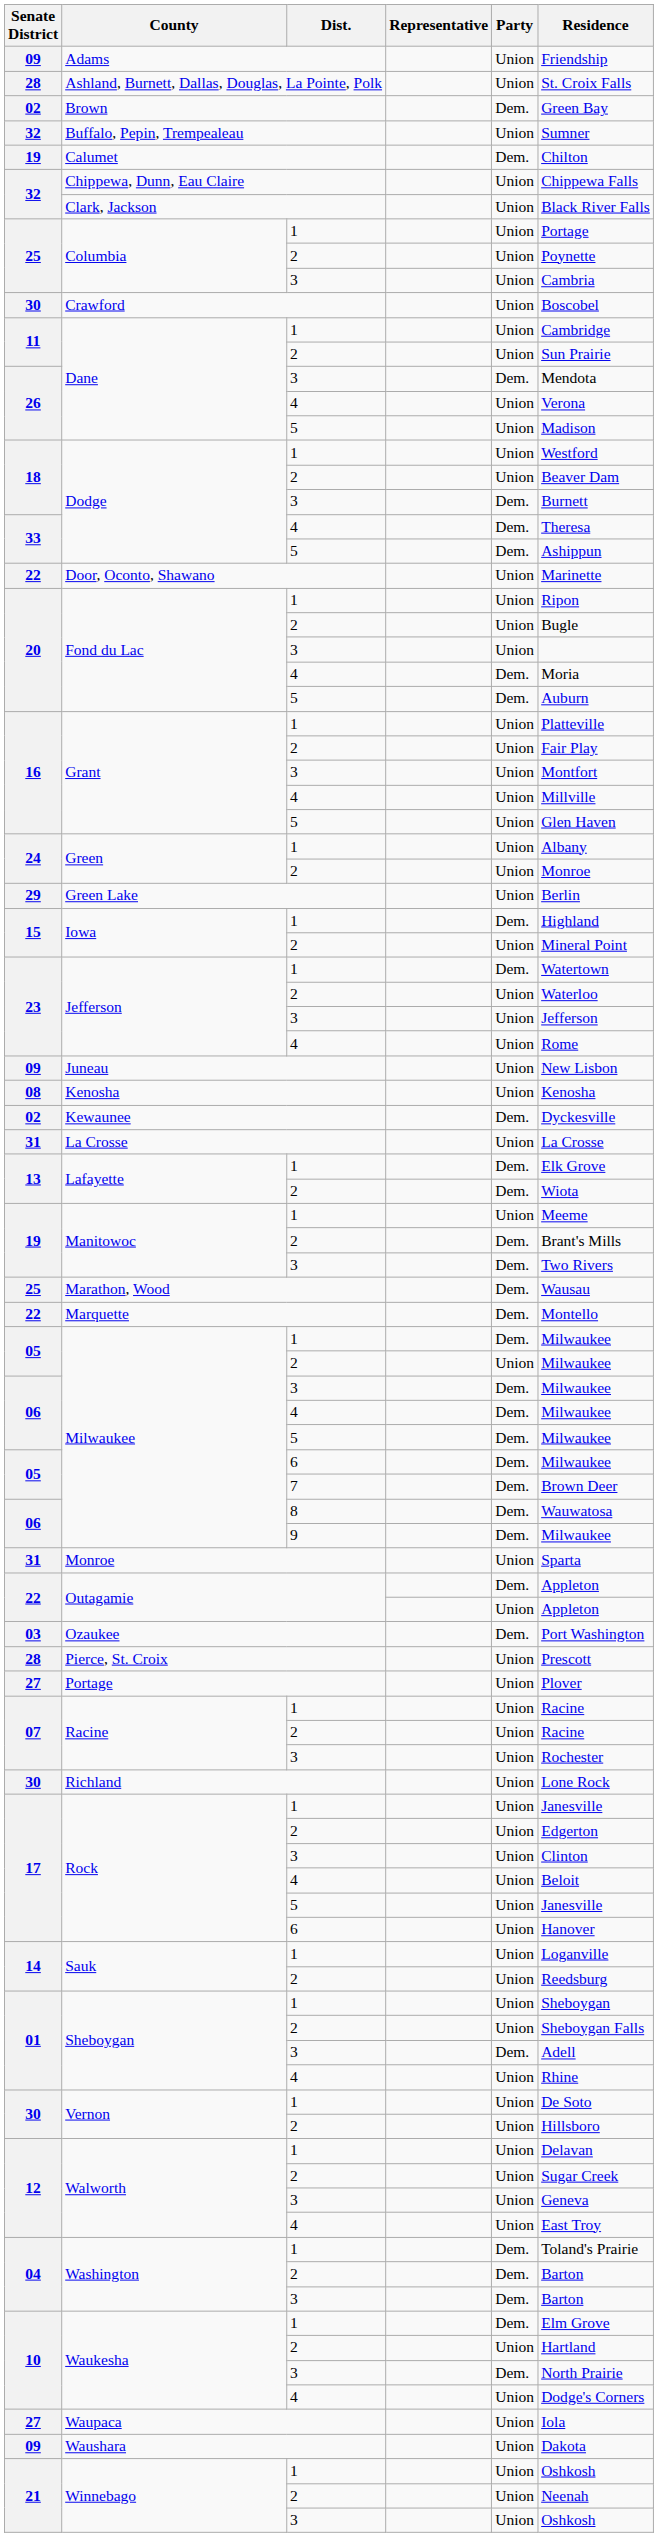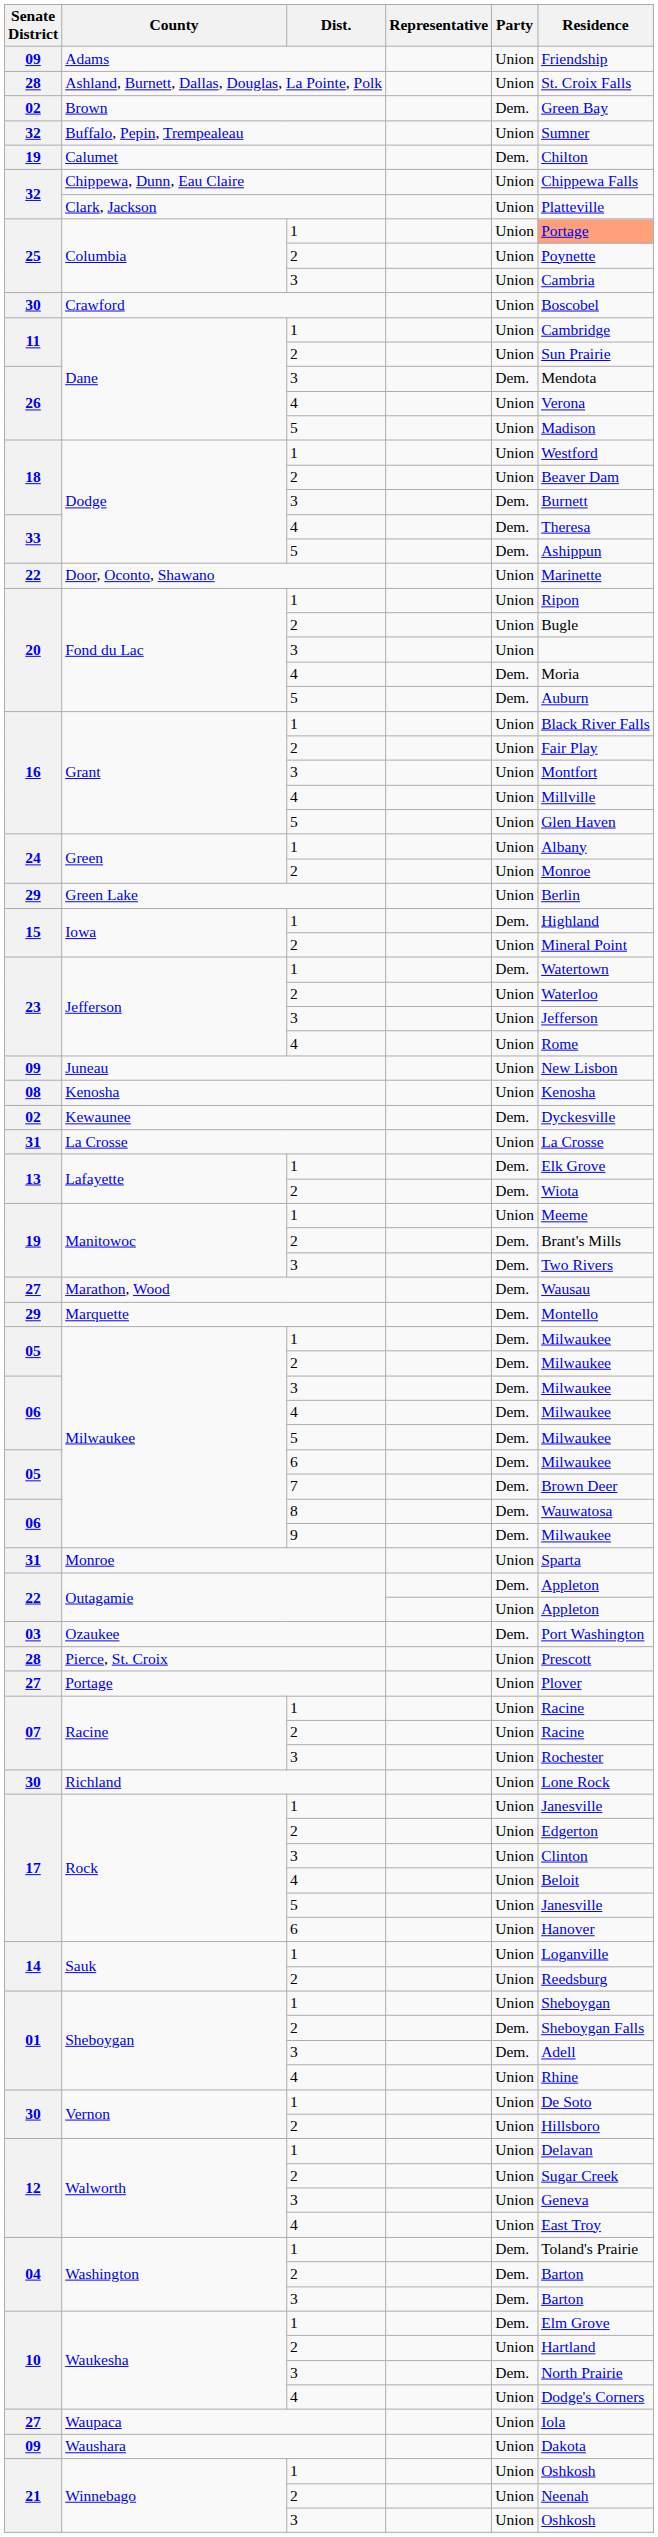(595, 206) Black River Falls -> (573, 206) Platteville
(565, 231) no background -> (565, 231) lightsalmon background
(573, 723) Platteville -> (595, 723) Black River Falls
(33, 1289) 25 -> (33, 1289) 27
(33, 1314) 22 -> (33, 1314) 29
(515, 1363) Union -> (512, 1363) Dem.
(515, 2027) Union -> (512, 2027) Dem.
